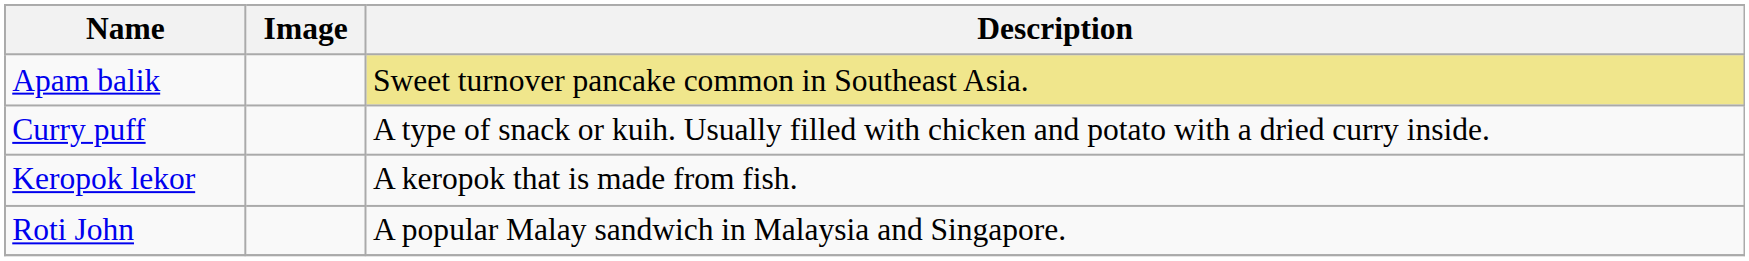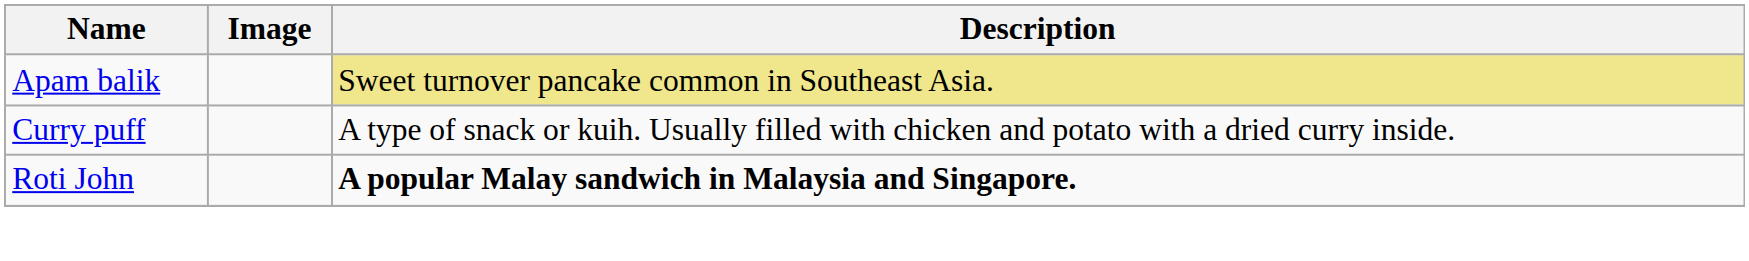- row: (104, 179)
(720, 229) normal -> (707, 179) bold
